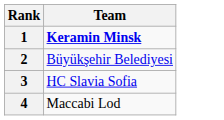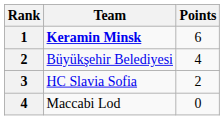+ column: (198, 15)
